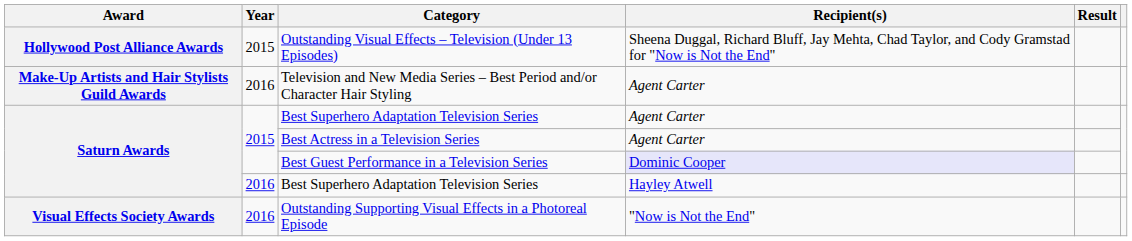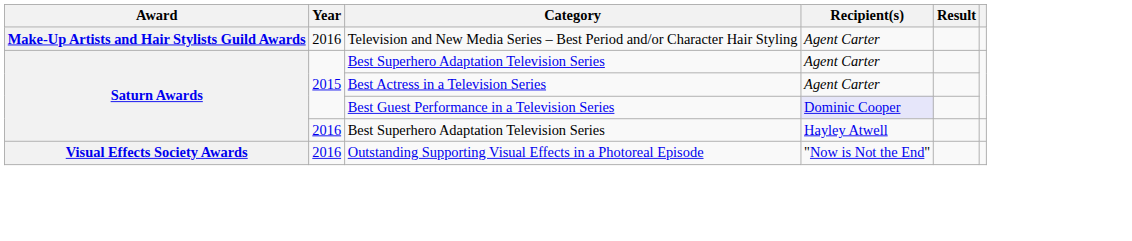- row: (260, 46)
